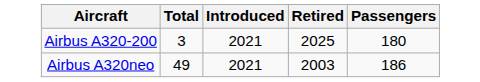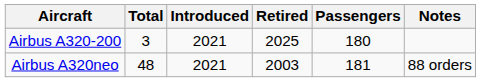+ column: (440, 16)
(181, 64) 49 -> (146, 64) 48
(394, 64) 186 -> (358, 64) 181
